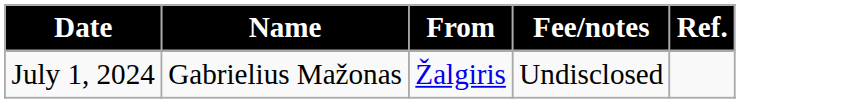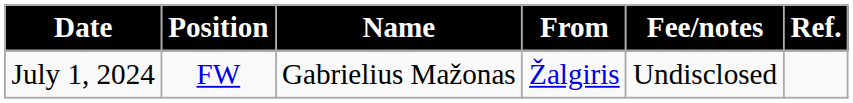+ column: (218, 27)
